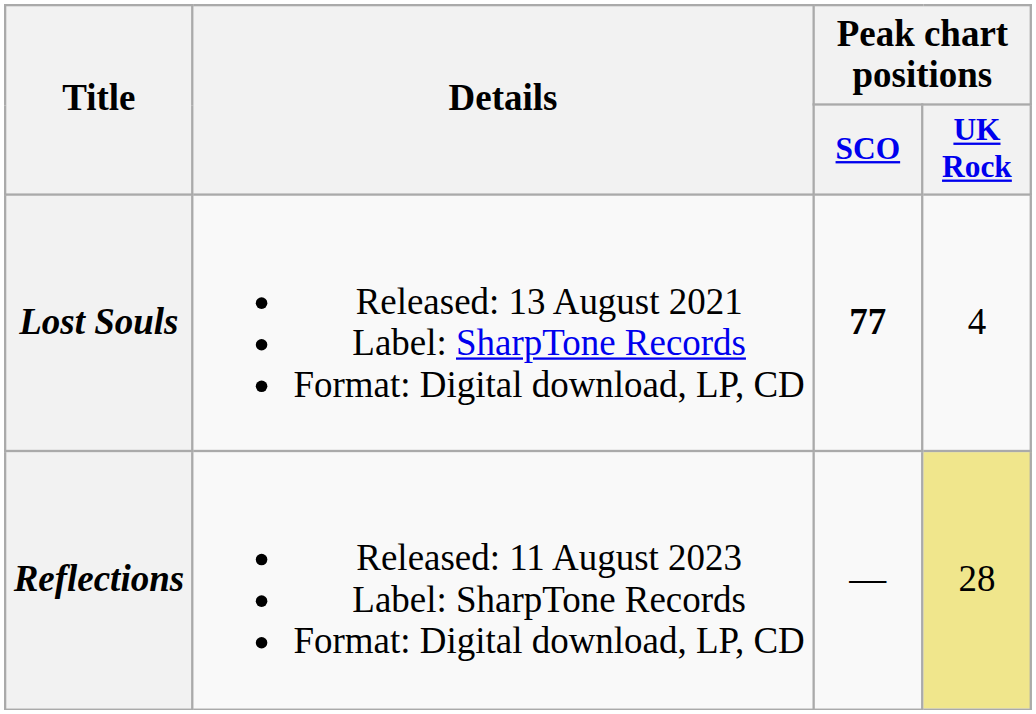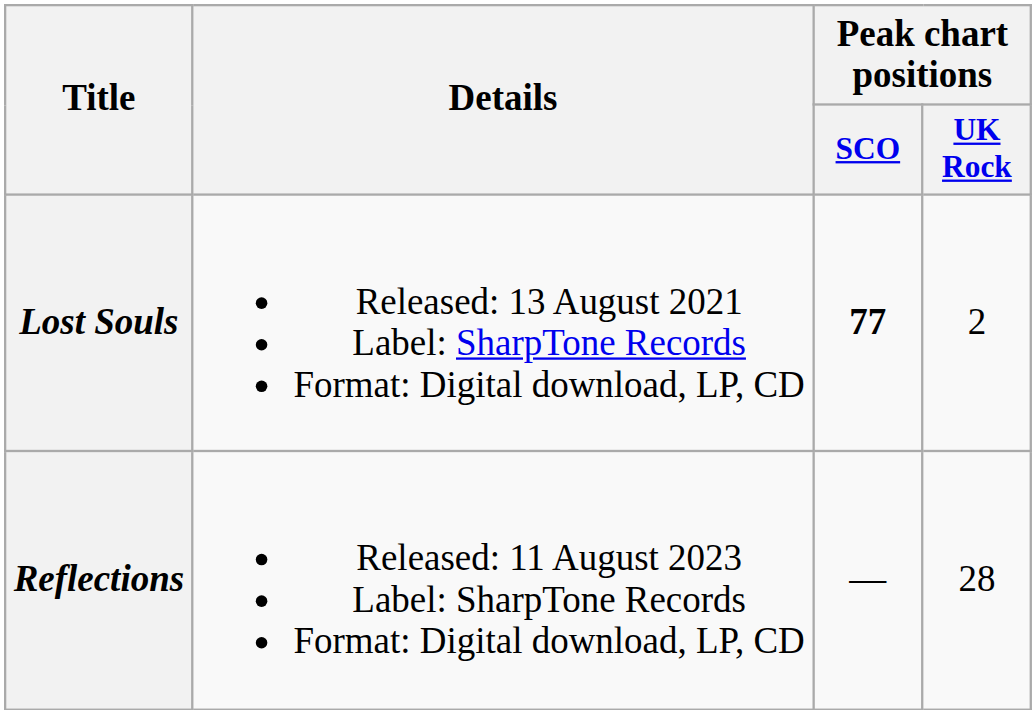(977, 322) 4 -> (977, 322) 2
(977, 579) khaki background -> (977, 579) no background
